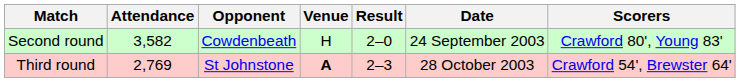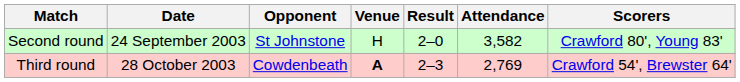columns swapped: (477, 16) <-> (153, 16)
(249, 41) Cowdenbeath -> (300, 41) St Johnstone
(249, 65) St Johnstone -> (300, 65) Cowdenbeath
